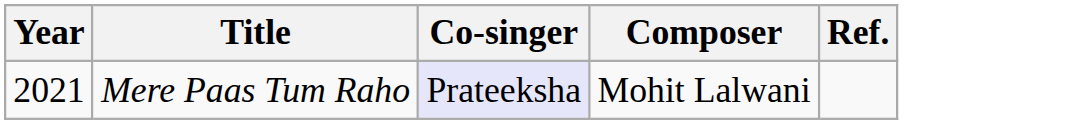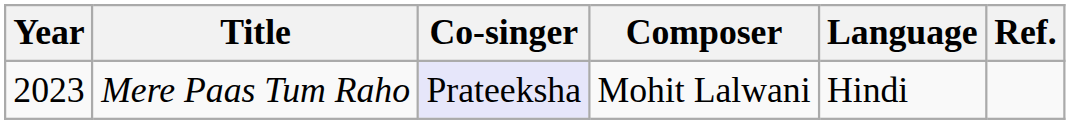+ column: (902, 32)
(49, 89) 2021 -> (49, 89) 2023
